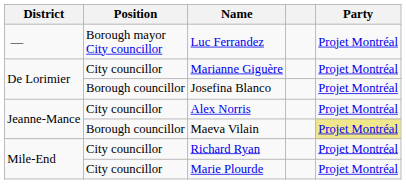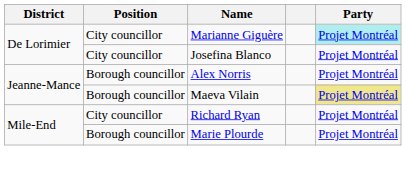- row: (227, 41)
(358, 68) no background -> (358, 34) paleturquoise background
(135, 88) Borough councillor -> (124, 54) City councillor
(124, 108) City councillor -> (135, 74) Borough councillor
(124, 169) City councillor -> (135, 134) Borough councillor
